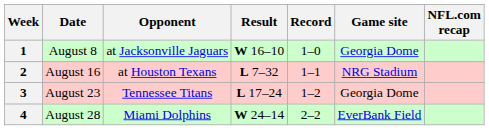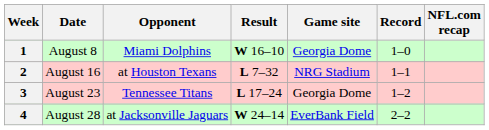columns swapped: (311, 22) <-> (379, 22)
(167, 51) at Jacksonville Jaguars -> (167, 51) Miami Dolphins
(167, 114) Miami Dolphins -> (167, 114) at Jacksonville Jaguars
